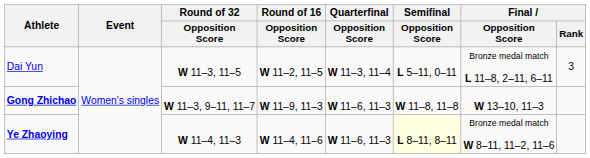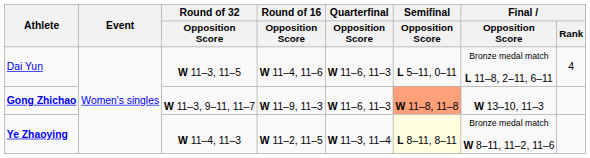(291, 73) W 11–2, 11–5 -> (291, 73) W 11–4, 11–6
(359, 73) W 11–3, 11–4 -> (359, 73) W 11–6, 11–3
(571, 67) 3 -> (571, 67) 4
(427, 107) no background -> (427, 107) lightsalmon background
(291, 140) W 11–4, 11–6 -> (291, 140) W 11–2, 11–5
(359, 140) W 11–6, 11–3 -> (359, 140) W 11–3, 11–4
